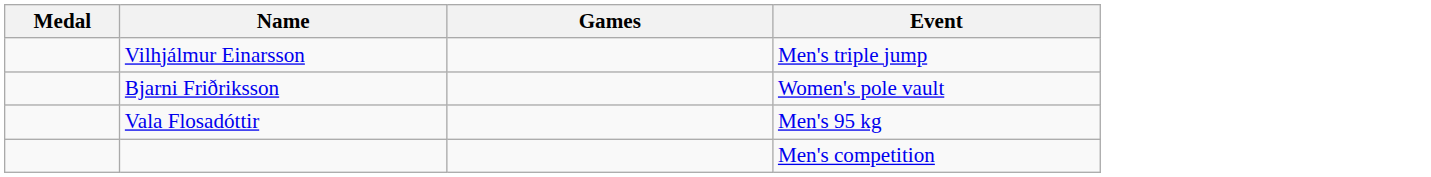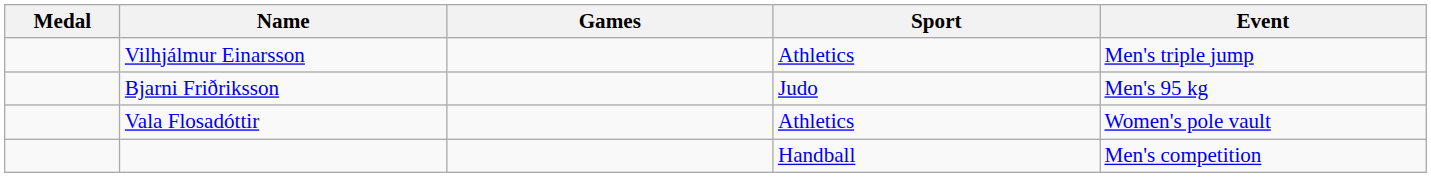+ column: (936, 21)
(861, 88) Women's pole vault -> (1156, 88) Men's 95 kg
(830, 121) Men's 95 kg -> (1188, 121) Women's pole vault
